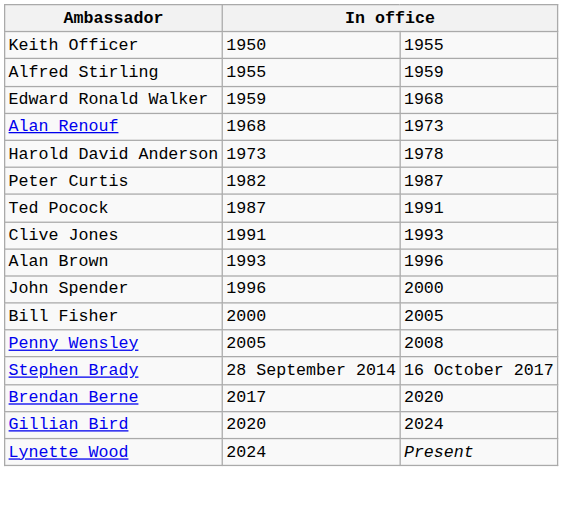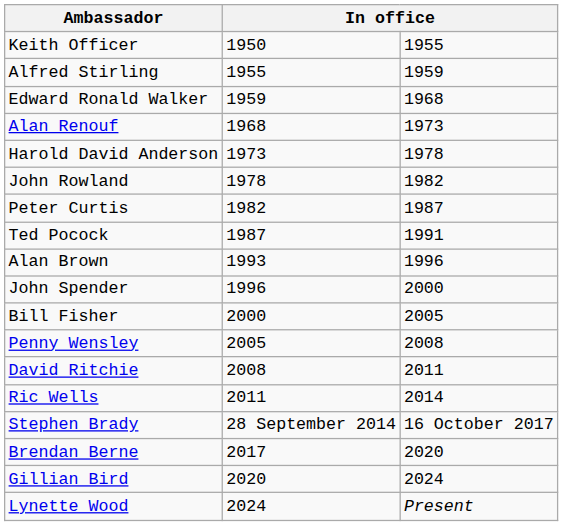+ row: (69, 181)
- row: (64, 235)
+ row: (74, 371)
+ row: (54, 398)
